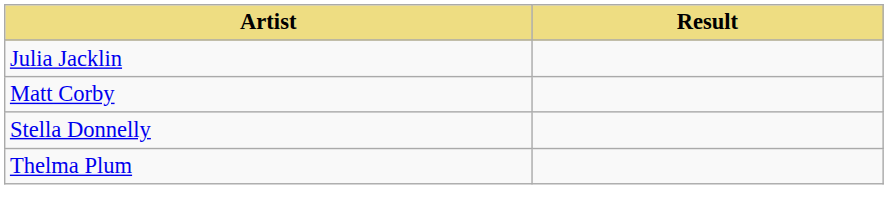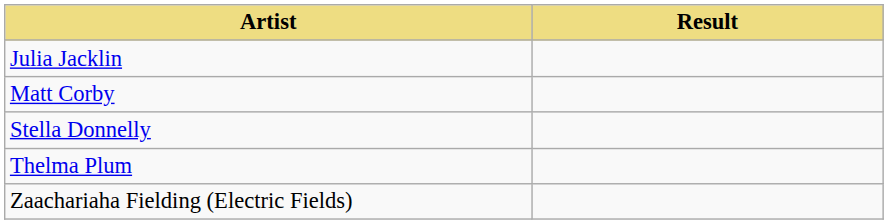+ row: (181, 201)
